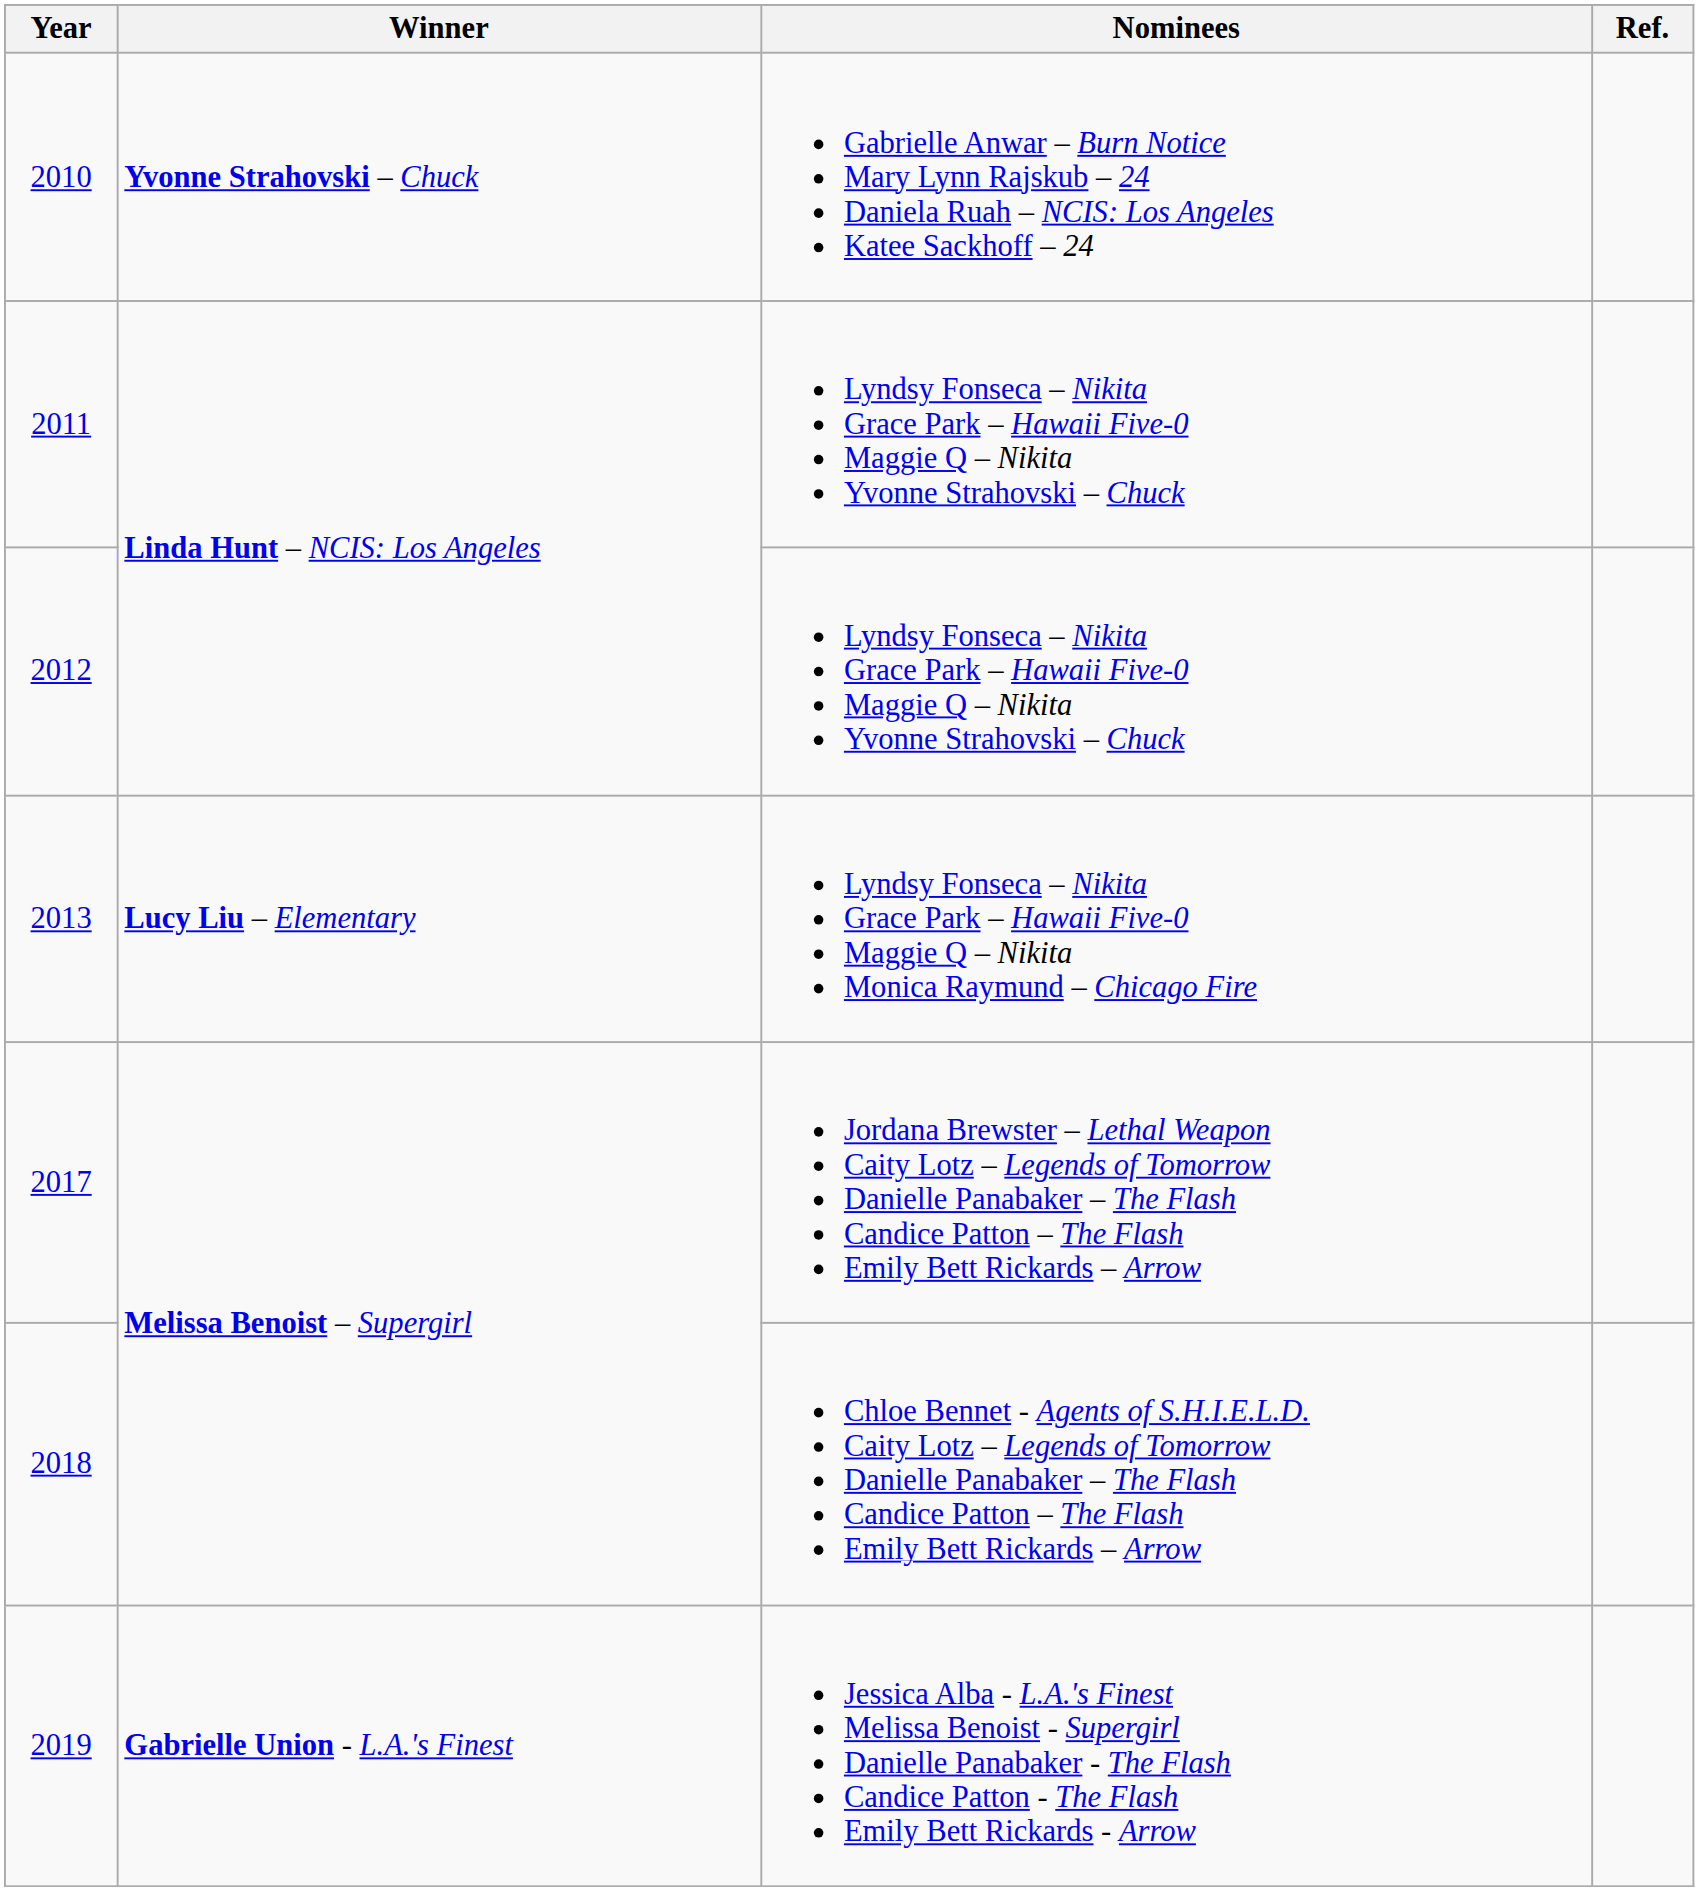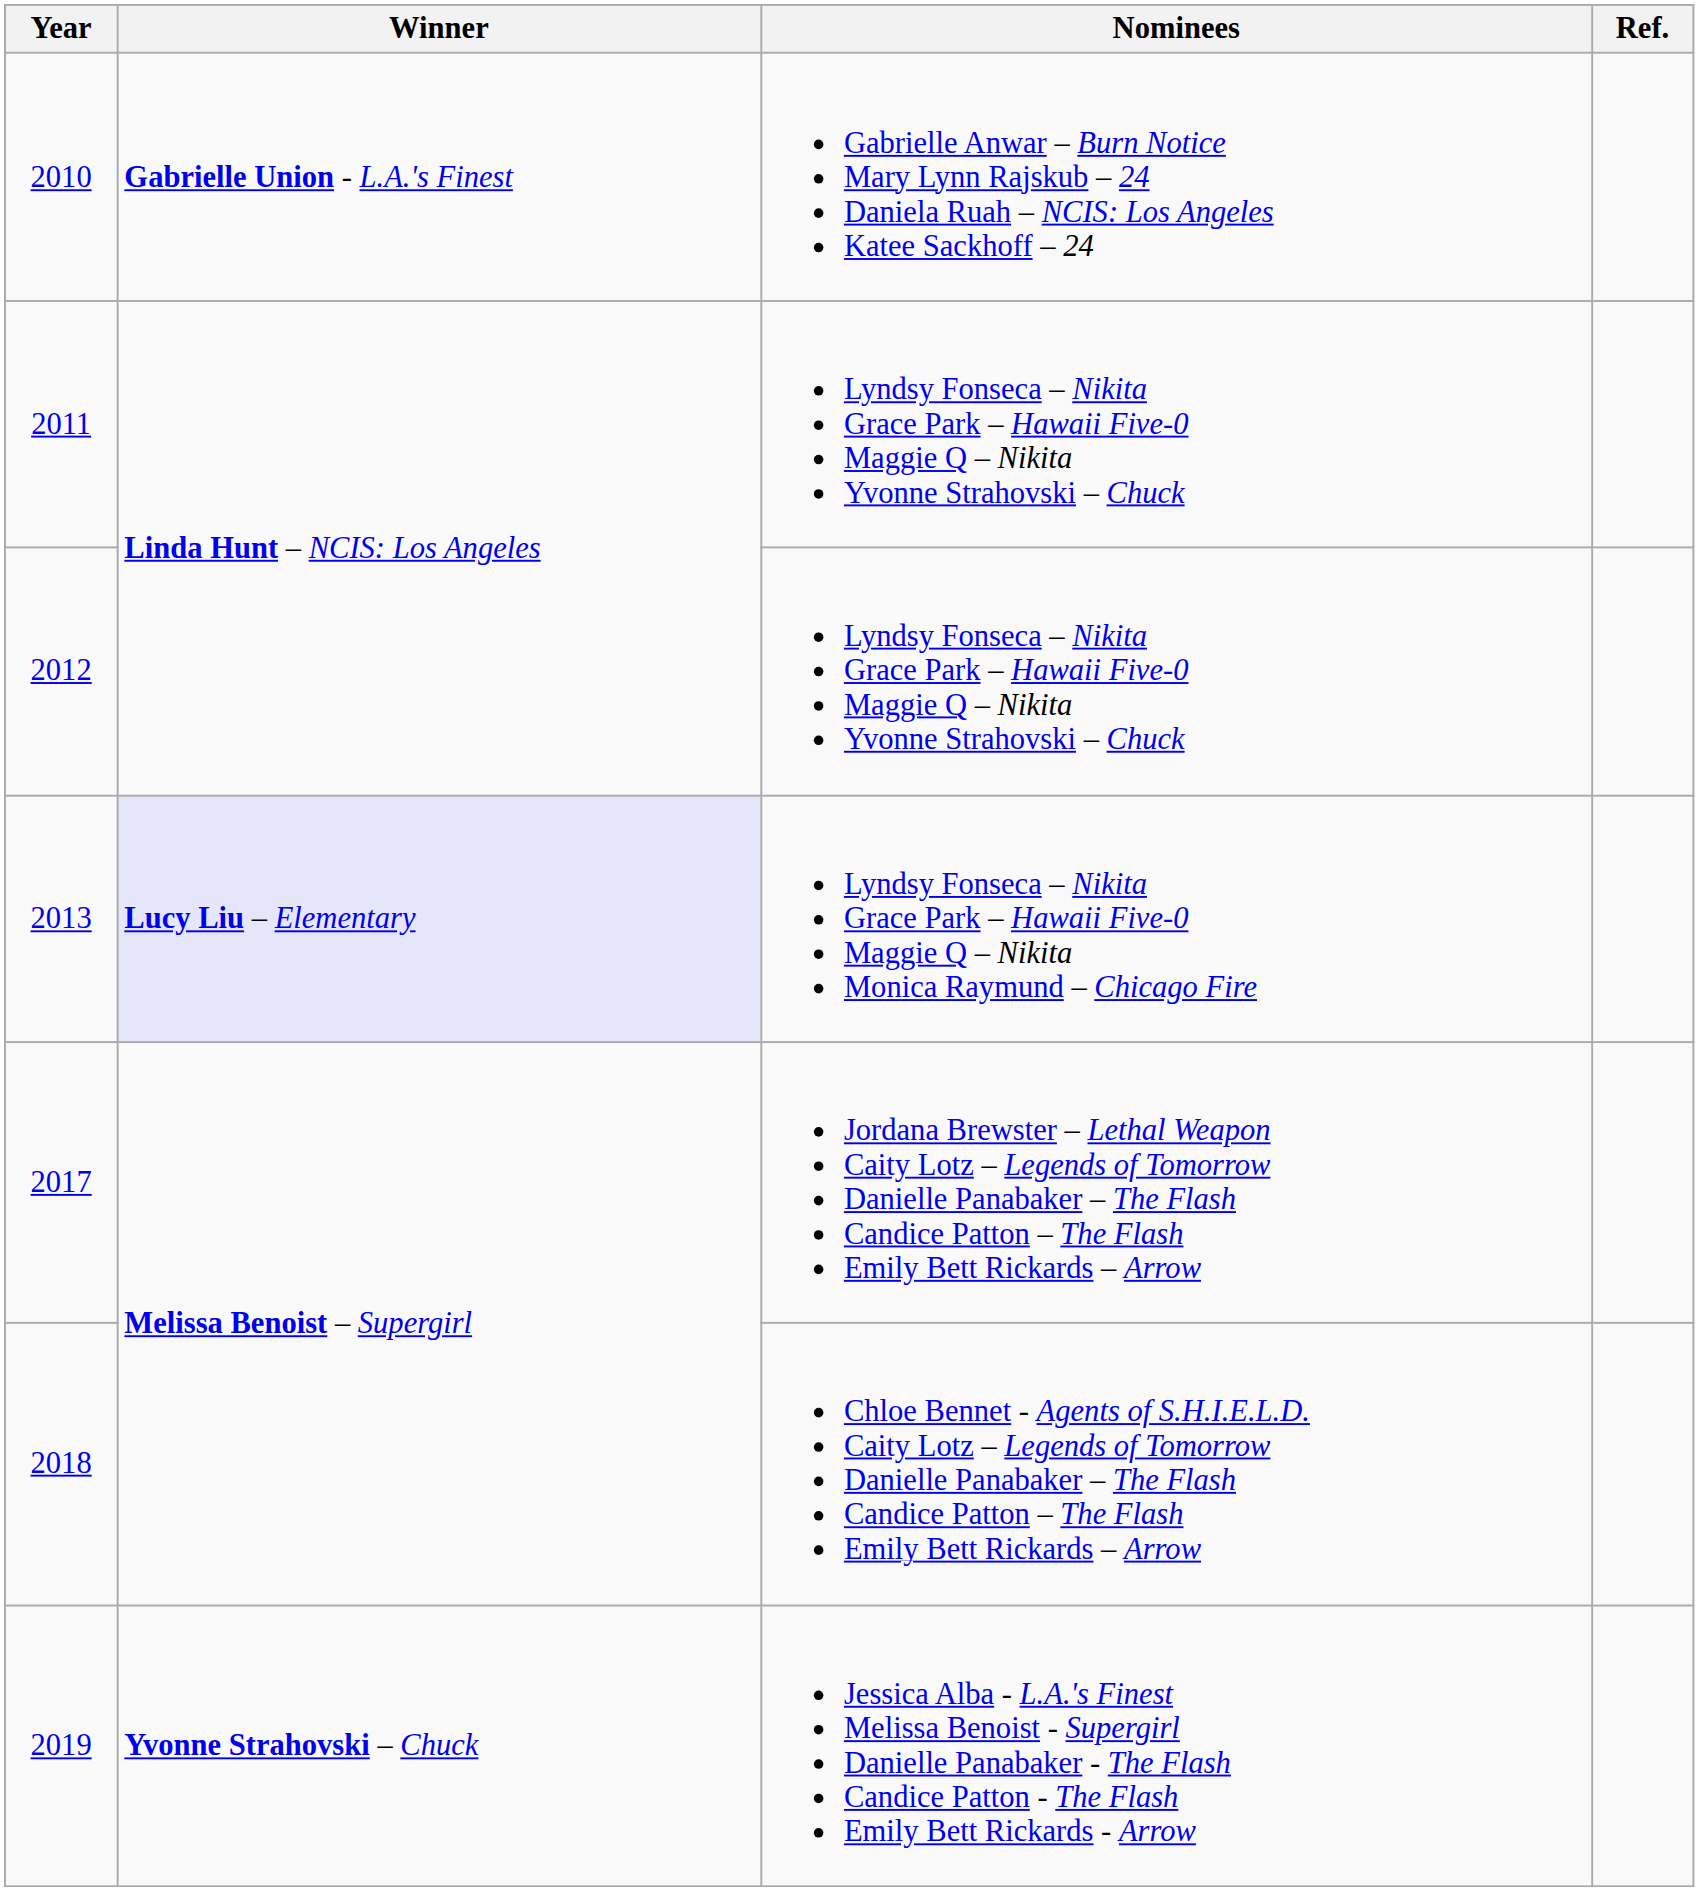(301, 176) Yvonne Strahovski – Chuck -> (319, 176) Gabrielle Union - L.A.'s Finest
(270, 917) no background -> (270, 917) lavender background
(319, 1745) Gabrielle Union - L.A.'s Finest -> (301, 1745) Yvonne Strahovski – Chuck
